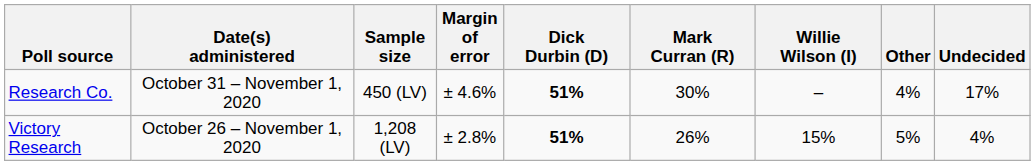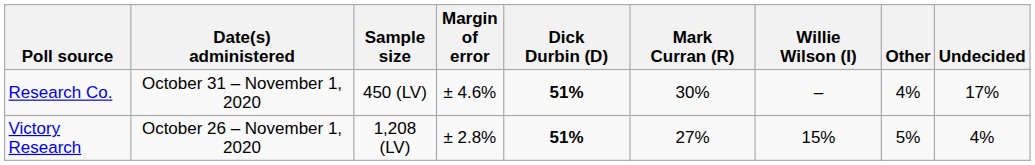(693, 138) 26% -> (693, 138) 27%
